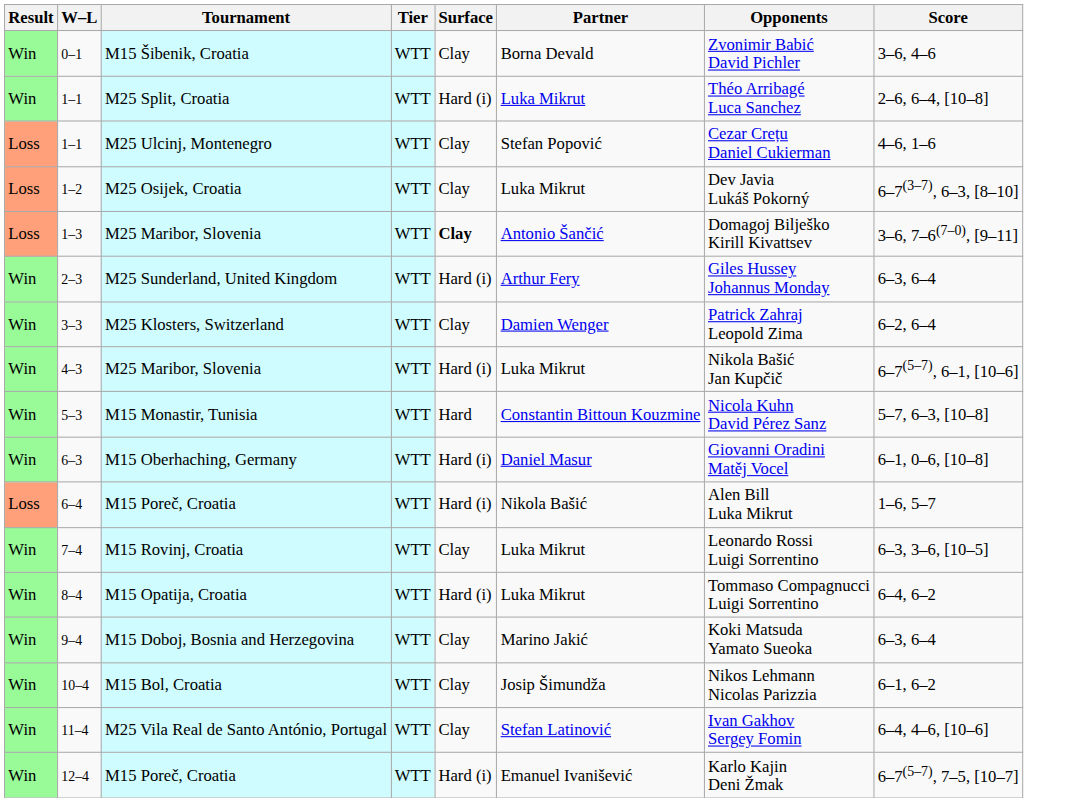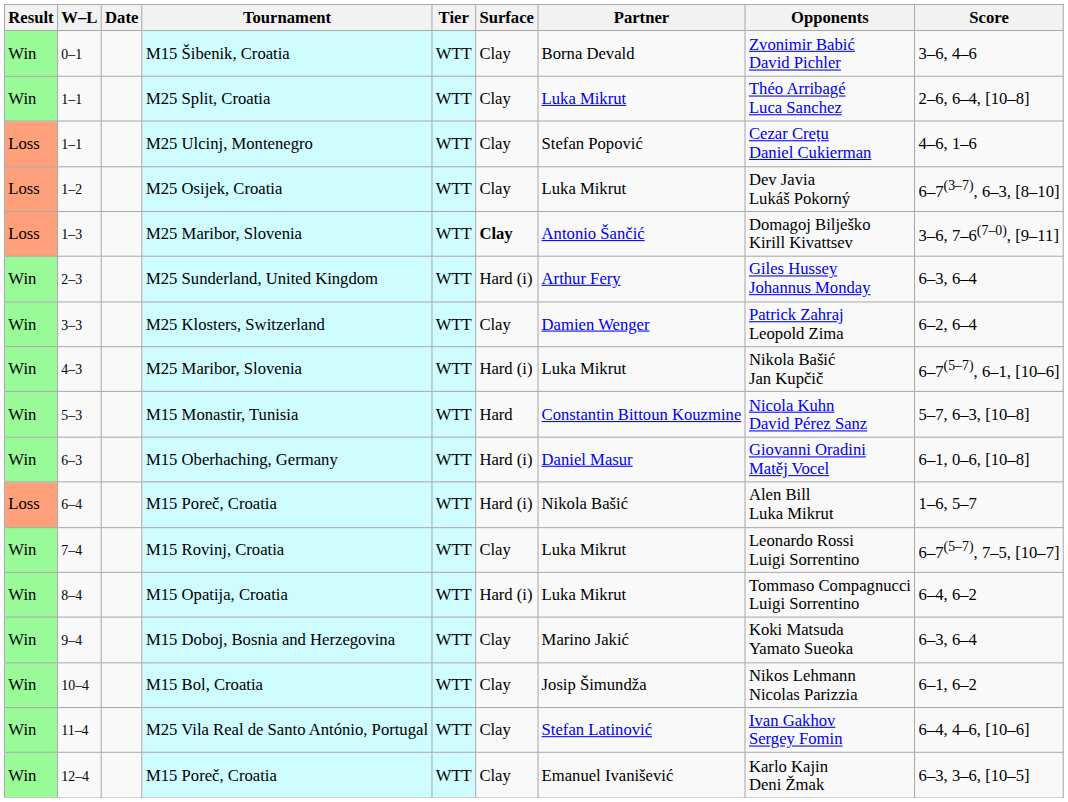+ column: (122, 17)
(465, 98) Hard (i) -> (495, 98) Clay
(933, 549) 6–3, 3–6, [10–5] -> (989, 549) 6–7(5–7), 7–5, [10–7]
(465, 775) Hard (i) -> (495, 775) Clay
(948, 775) 6–7(5–7), 7–5, [10–7] -> (974, 775) 6–3, 3–6, [10–5]
